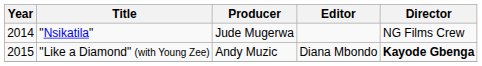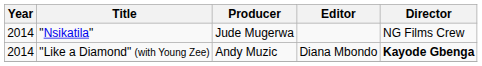(20, 52) 2015 -> (20, 52) 2014
